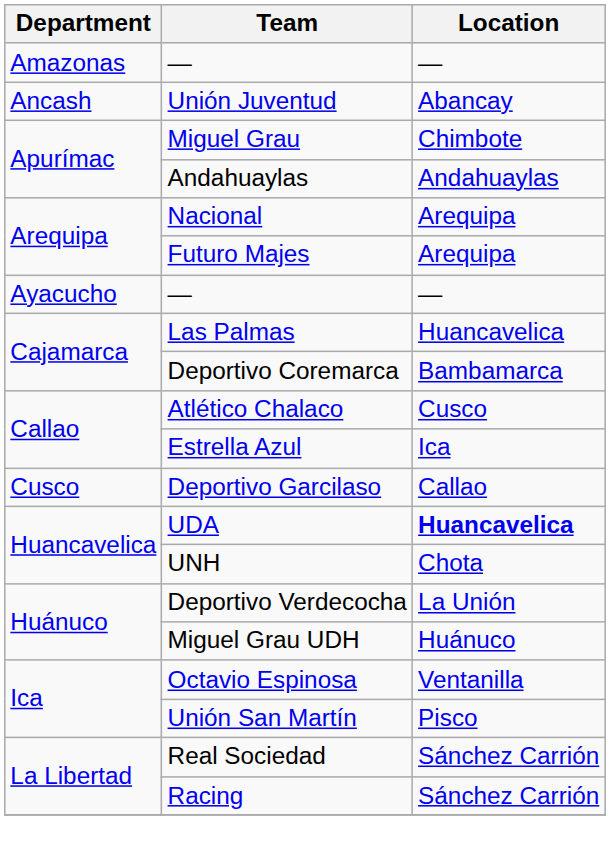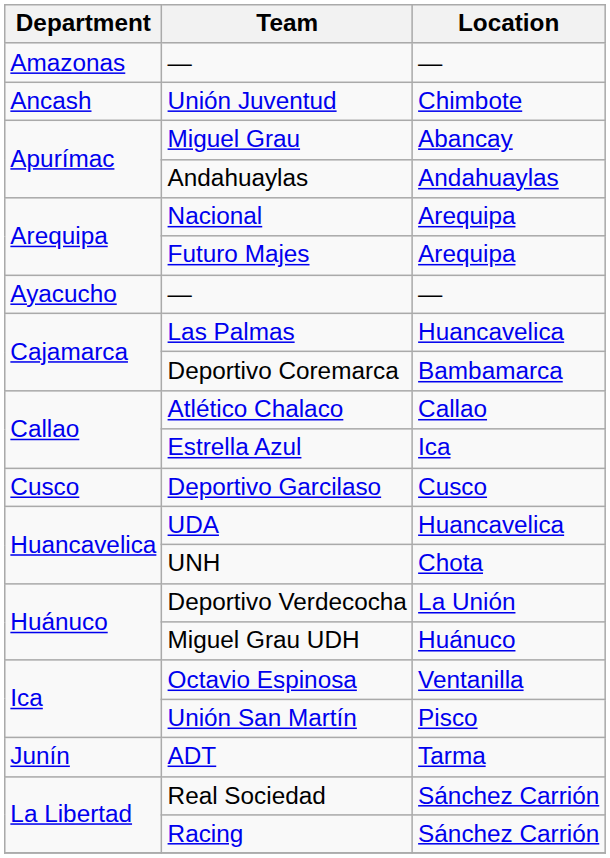(465, 100) Abancay -> (470, 100) Chimbote
(470, 139) Chimbote -> (465, 139) Abancay
(453, 409) Cusco -> (453, 409) Callao
(453, 486) Callao -> (453, 486) Cusco
(496, 525) bold -> (491, 525) normal
+ row: (40, 756)
